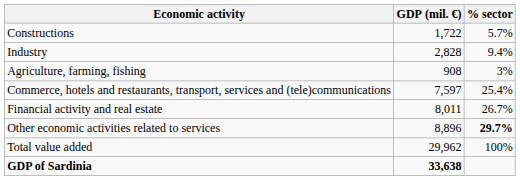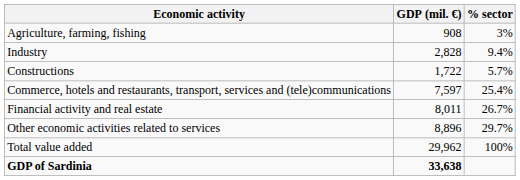rows swapped: (76, 71) <-> (40, 33)
(496, 128) bold -> (497, 128) normal
